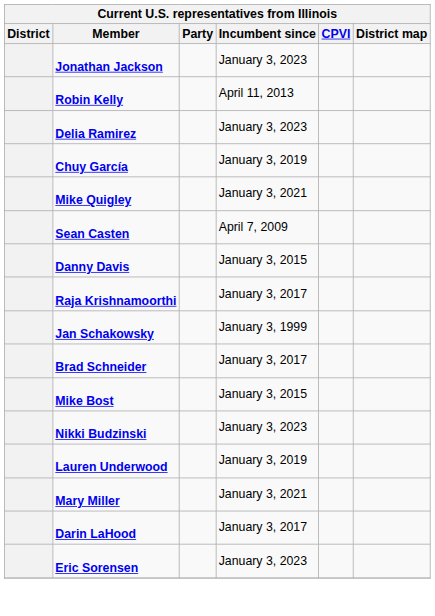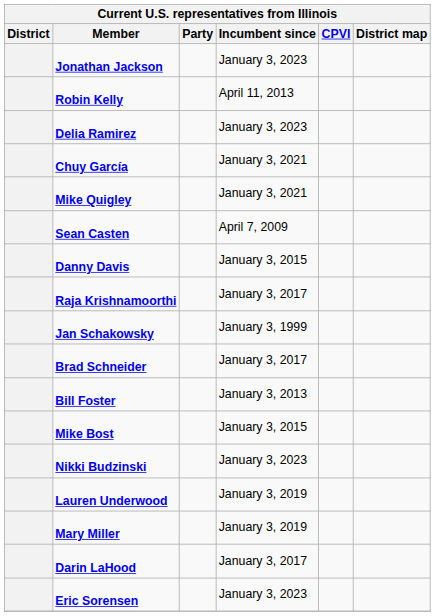(263, 160) January 3, 2019 -> (263, 160) January 3, 2021
+ row: (85, 401)
(263, 494) January 3, 2021 -> (263, 527) January 3, 2019
